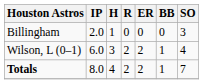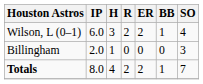rows swapped: (44, 50) <-> (33, 32)
